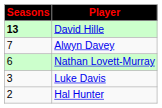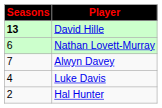rows swapped: (105, 62) <-> (84, 45)
(10, 78) 3 -> (10, 78) 4
